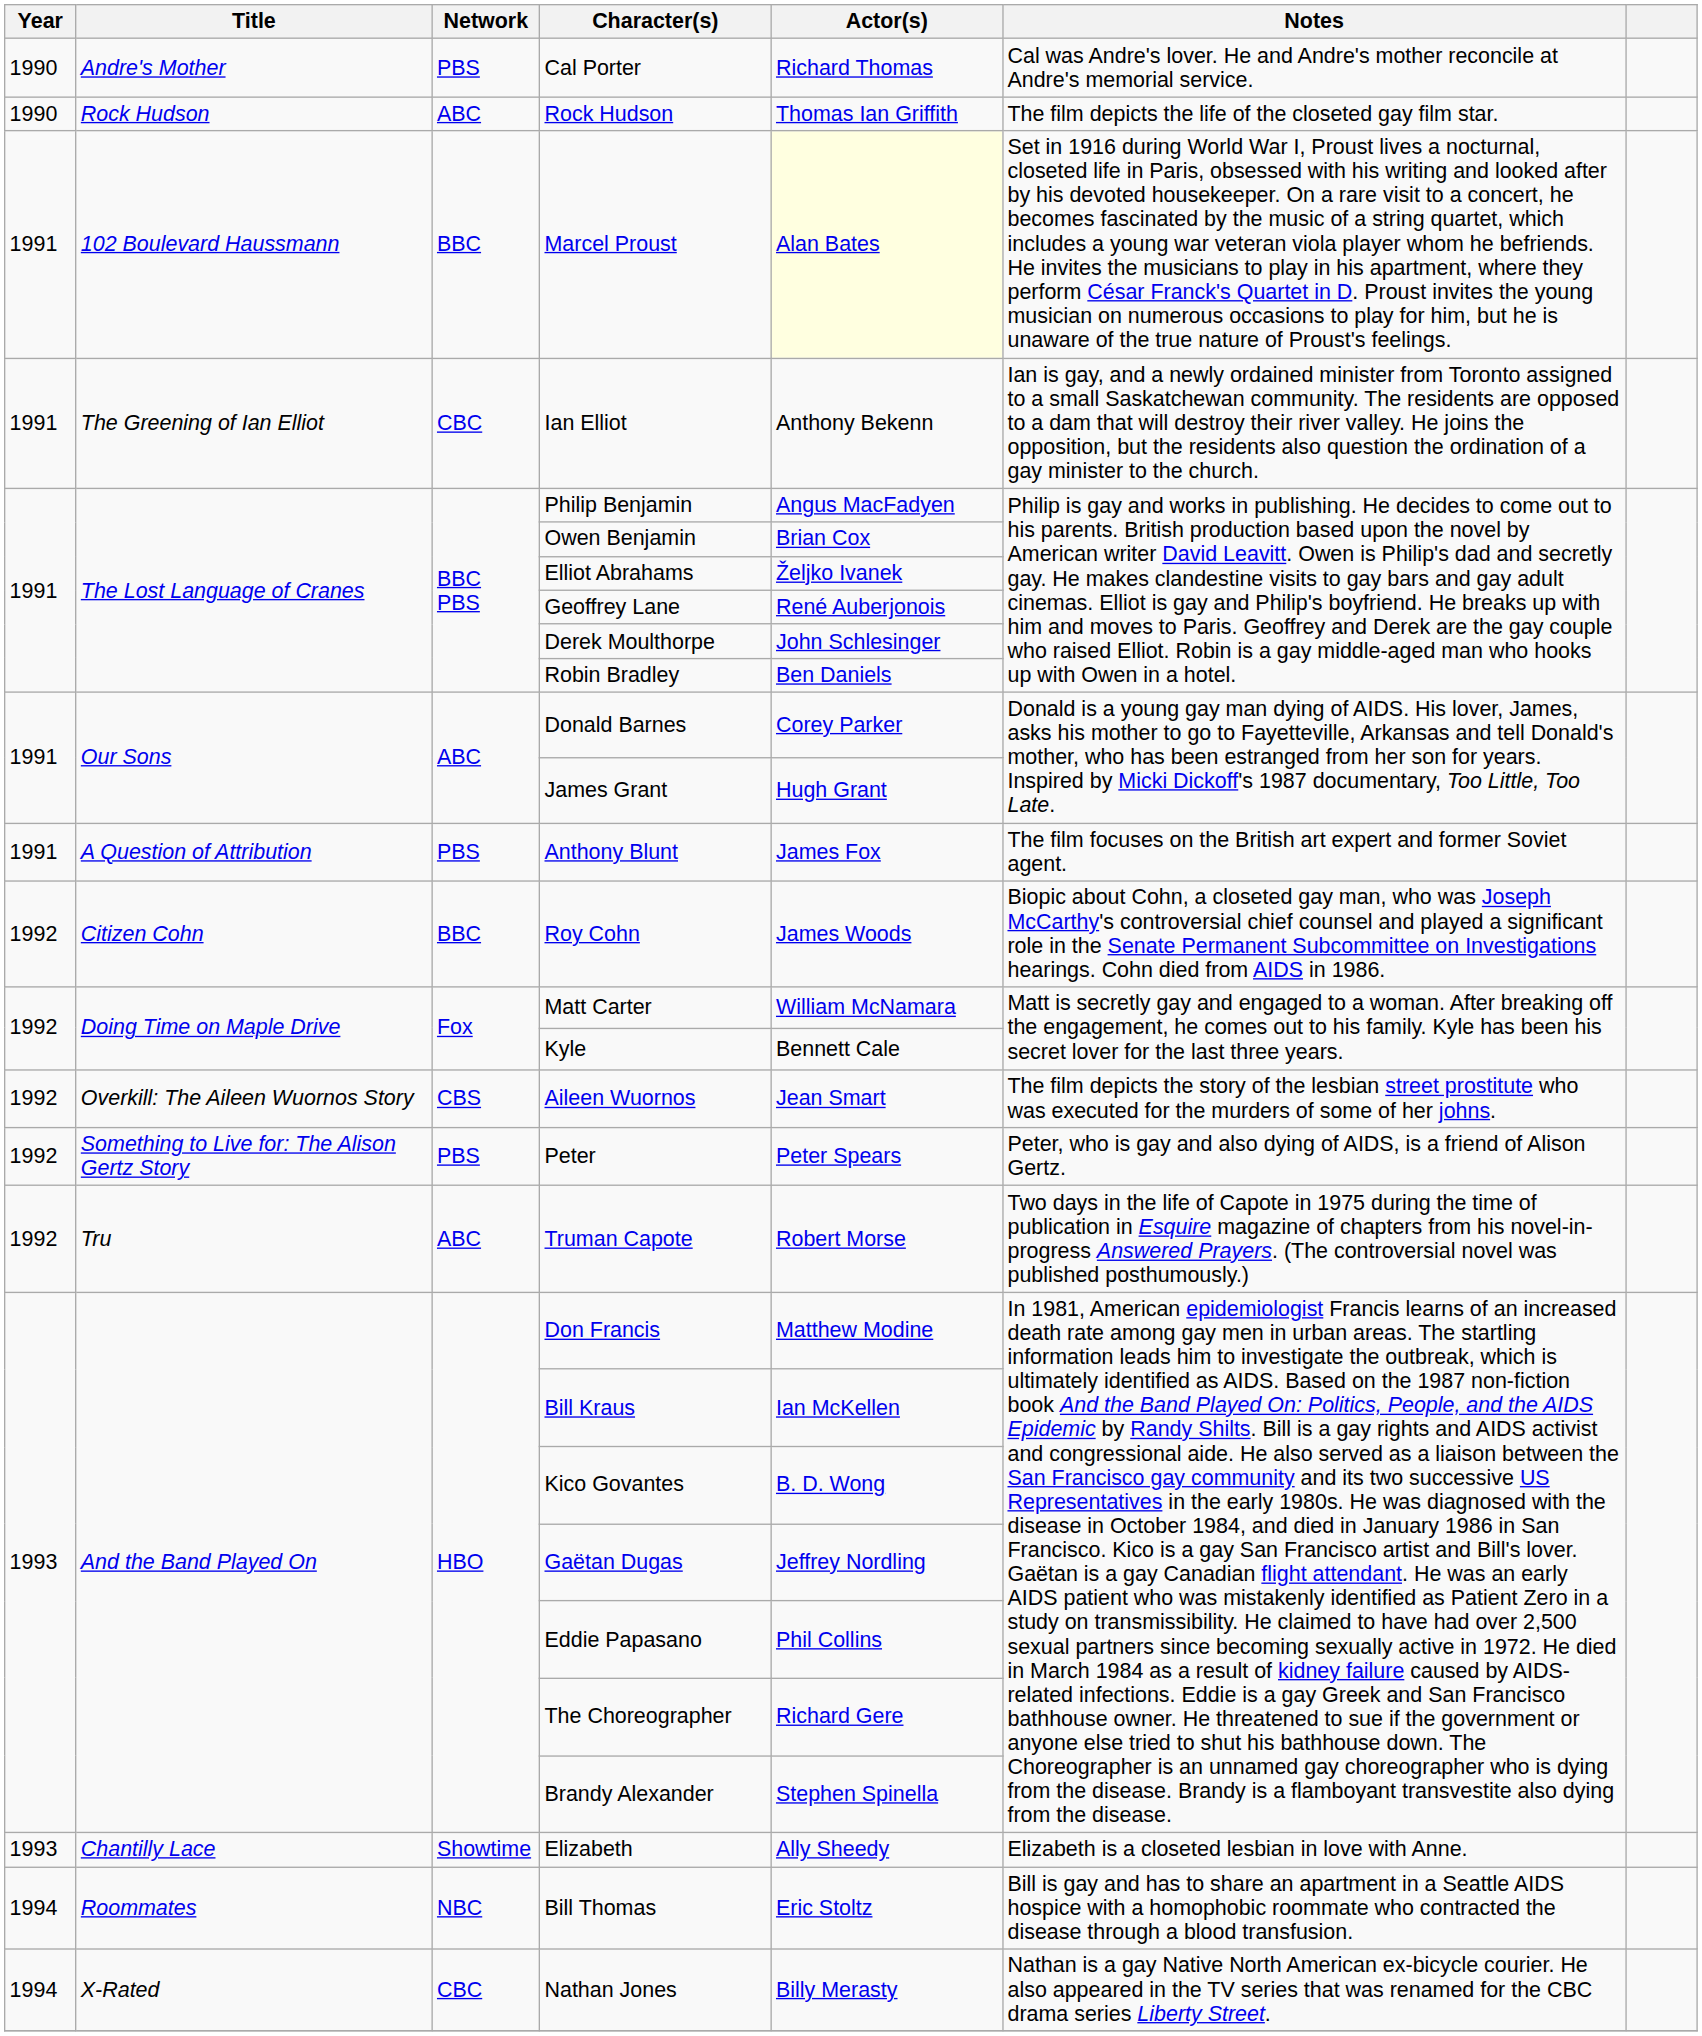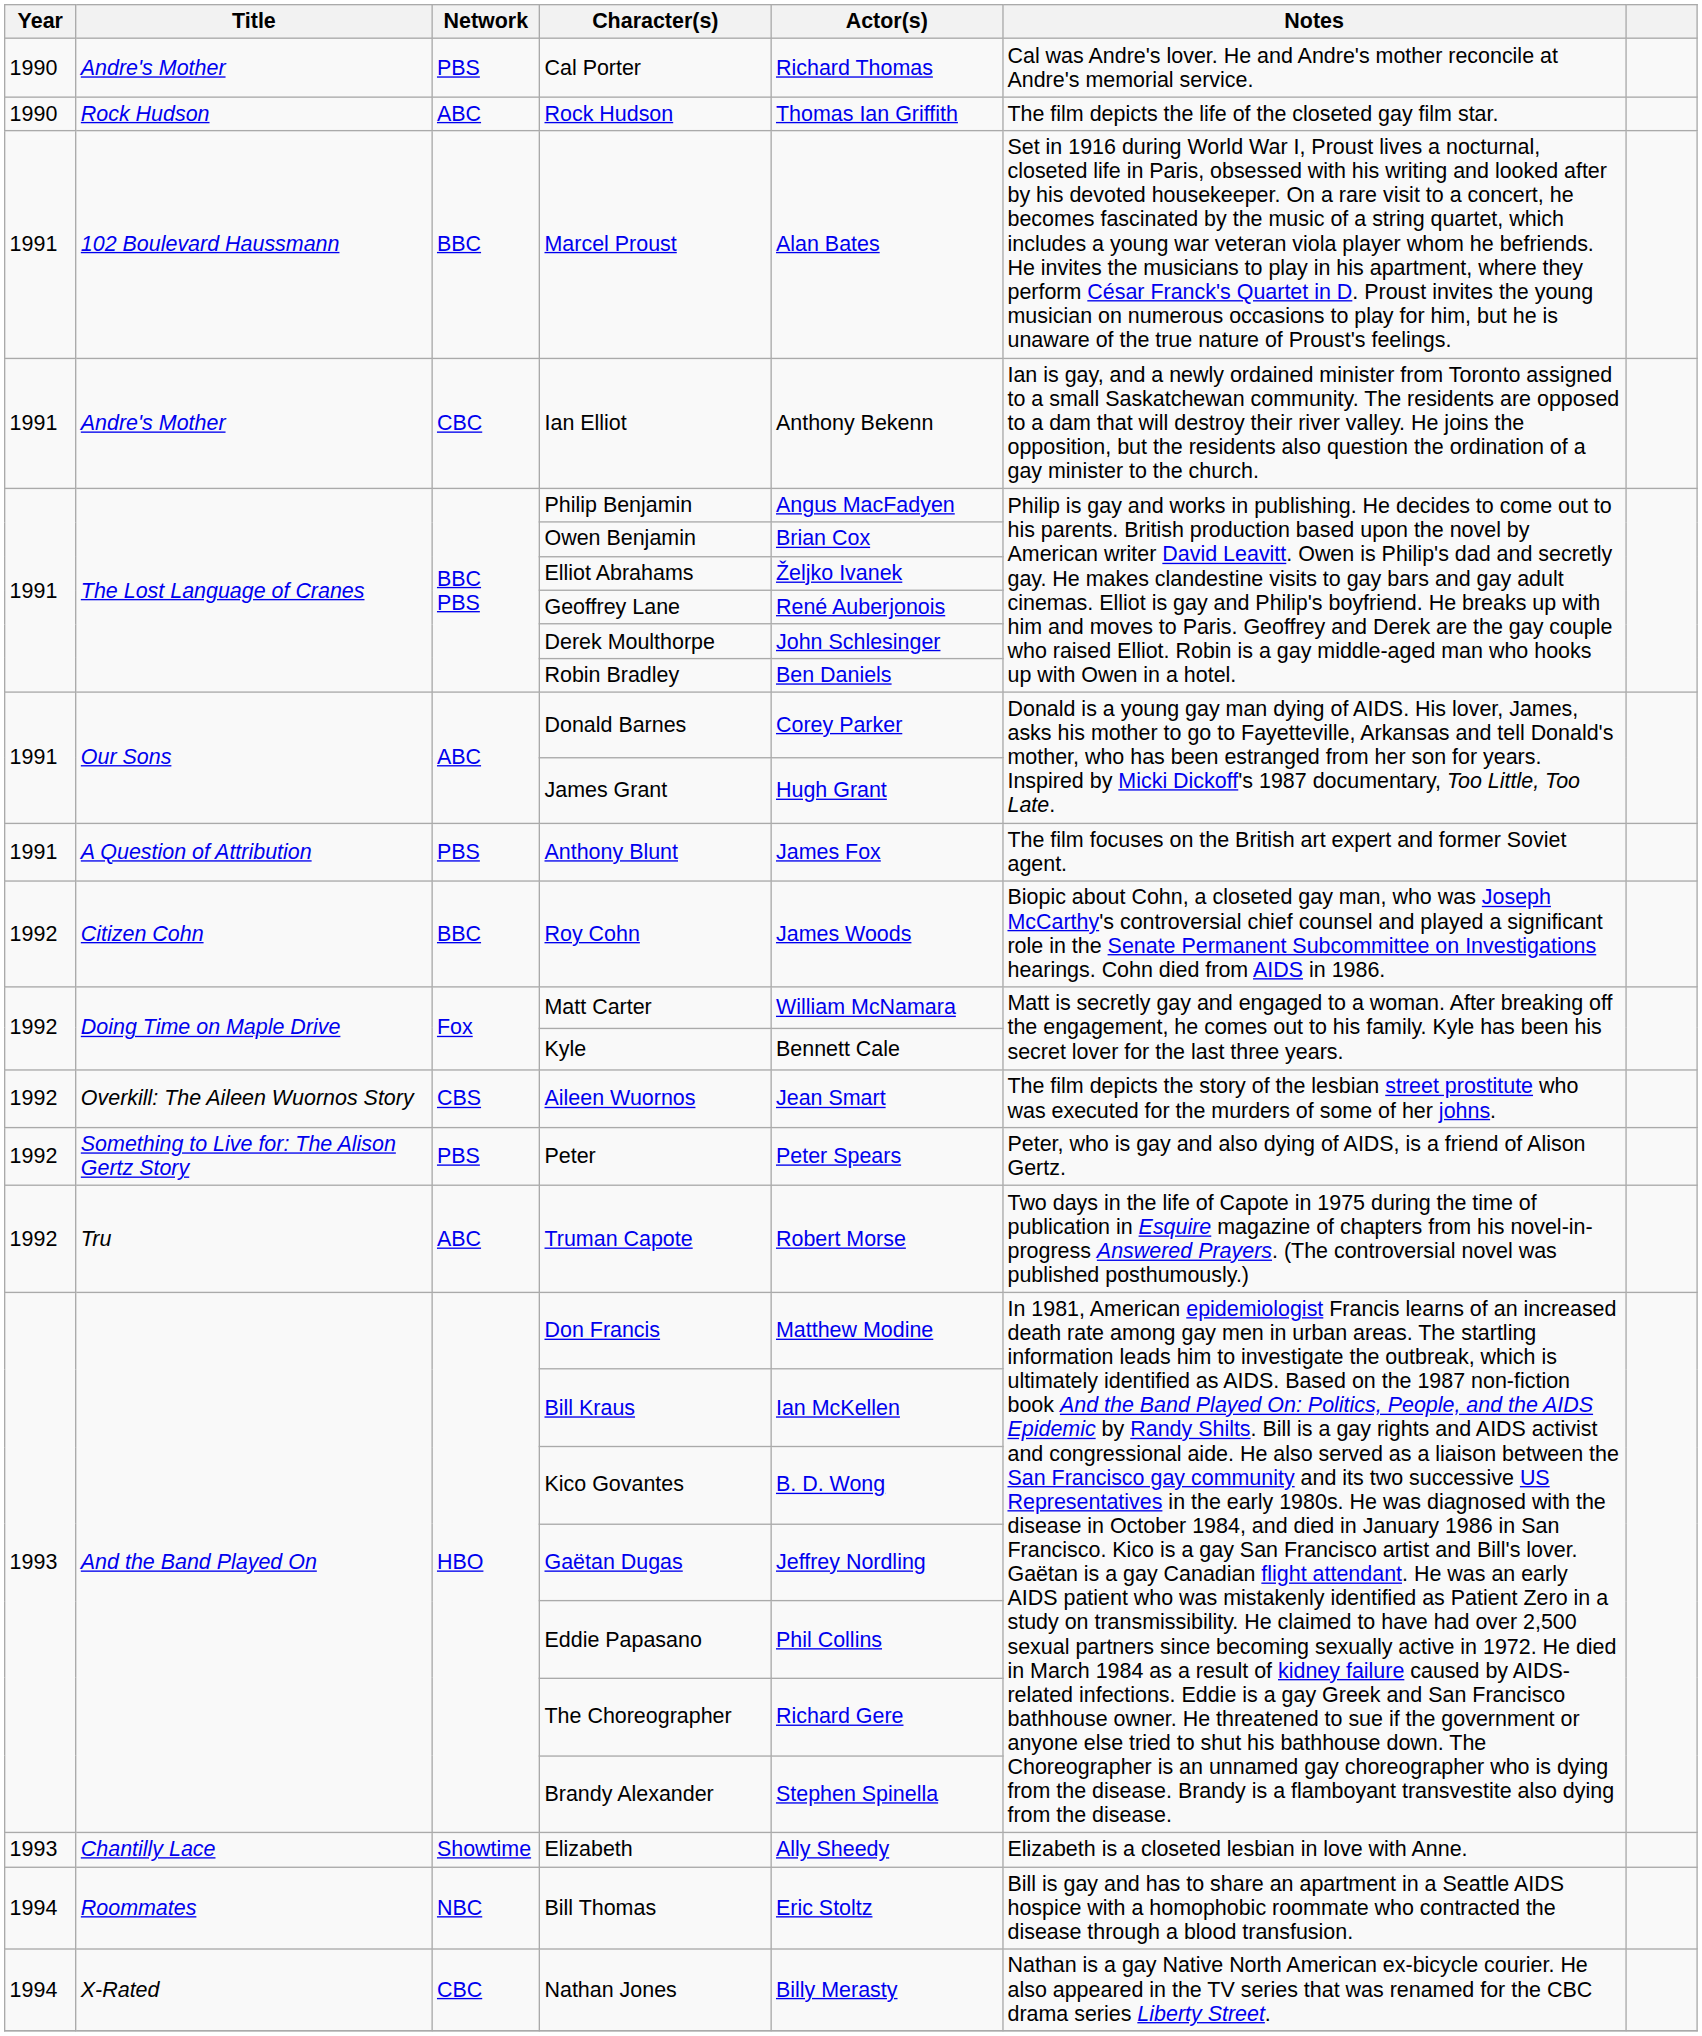(828, 244) lightyellow background -> (828, 244) no background
(202, 422) The Greening of Ian Elliot -> (153, 422) Andre's Mother
